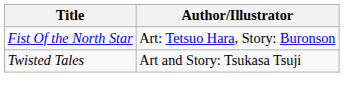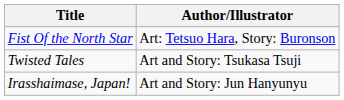+ row: (69, 83)
